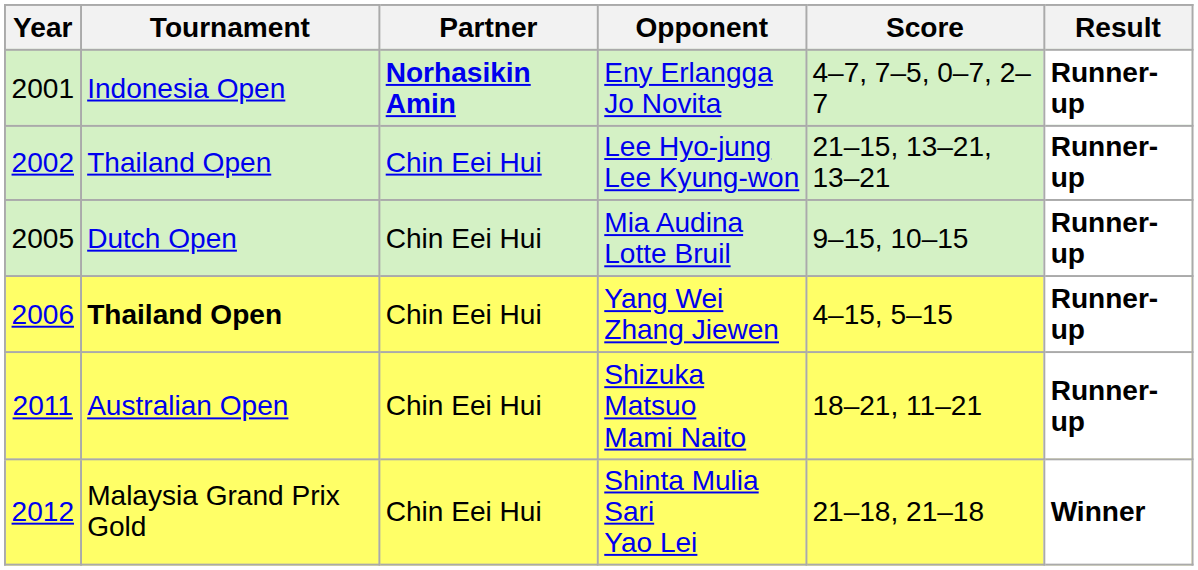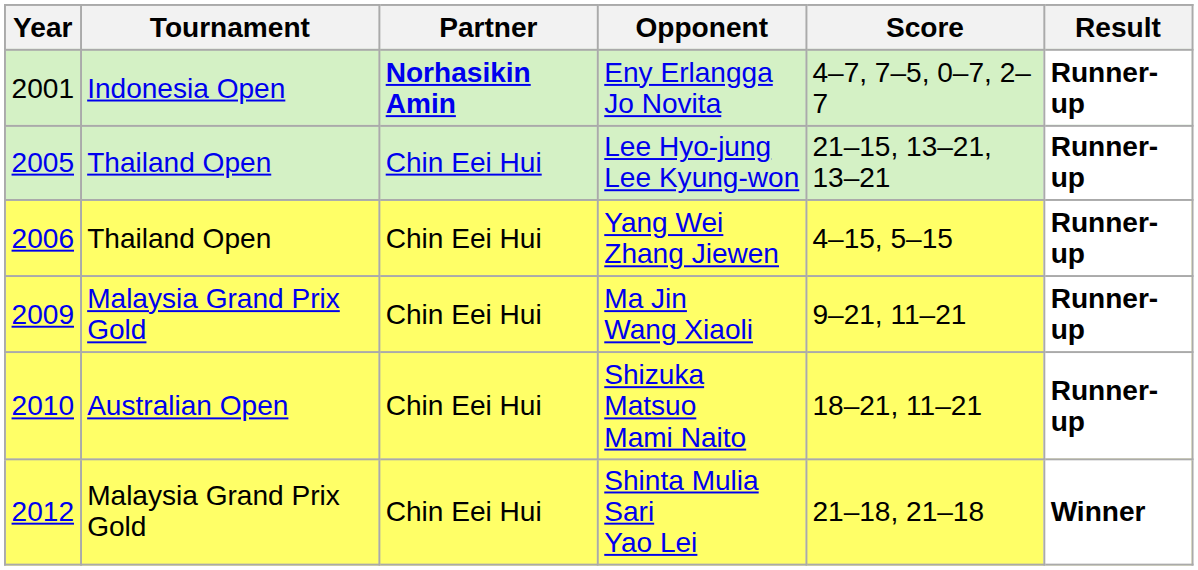(43, 163) 2002 -> (43, 163) 2005
- row: (674, 239)
(185, 314) bold -> (179, 239) normal
+ row: (679, 314)
(43, 405) 2011 -> (43, 405) 2010
